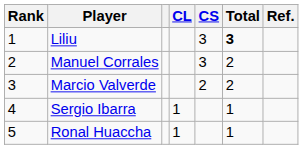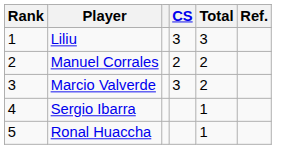- column: (182, 16)
(230, 39) bold -> (204, 39) normal
(203, 62) 3 -> (176, 62) 2
(203, 86) 2 -> (176, 86) 3
